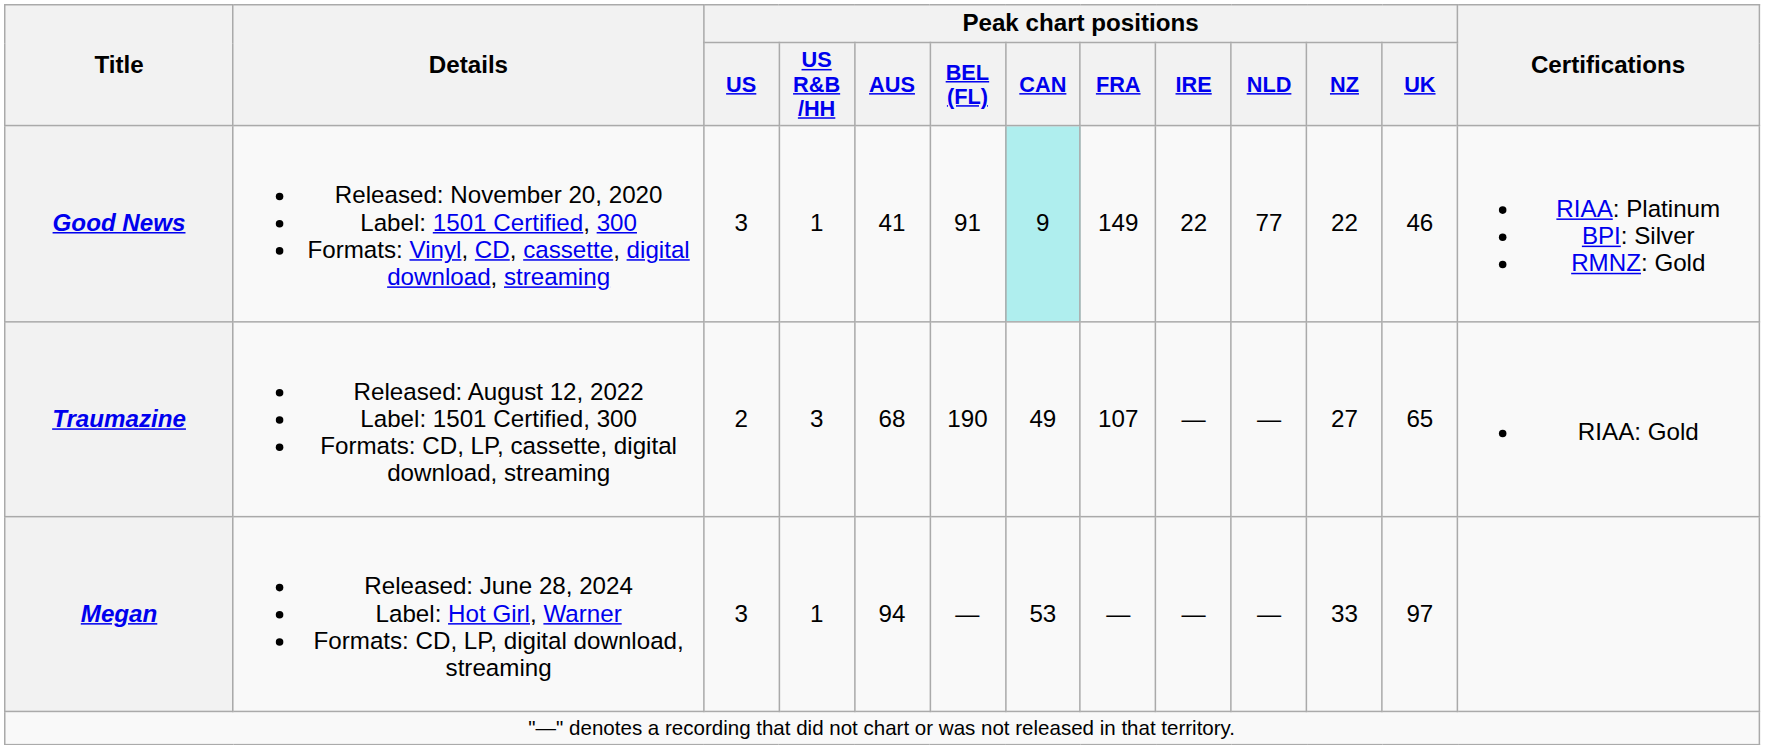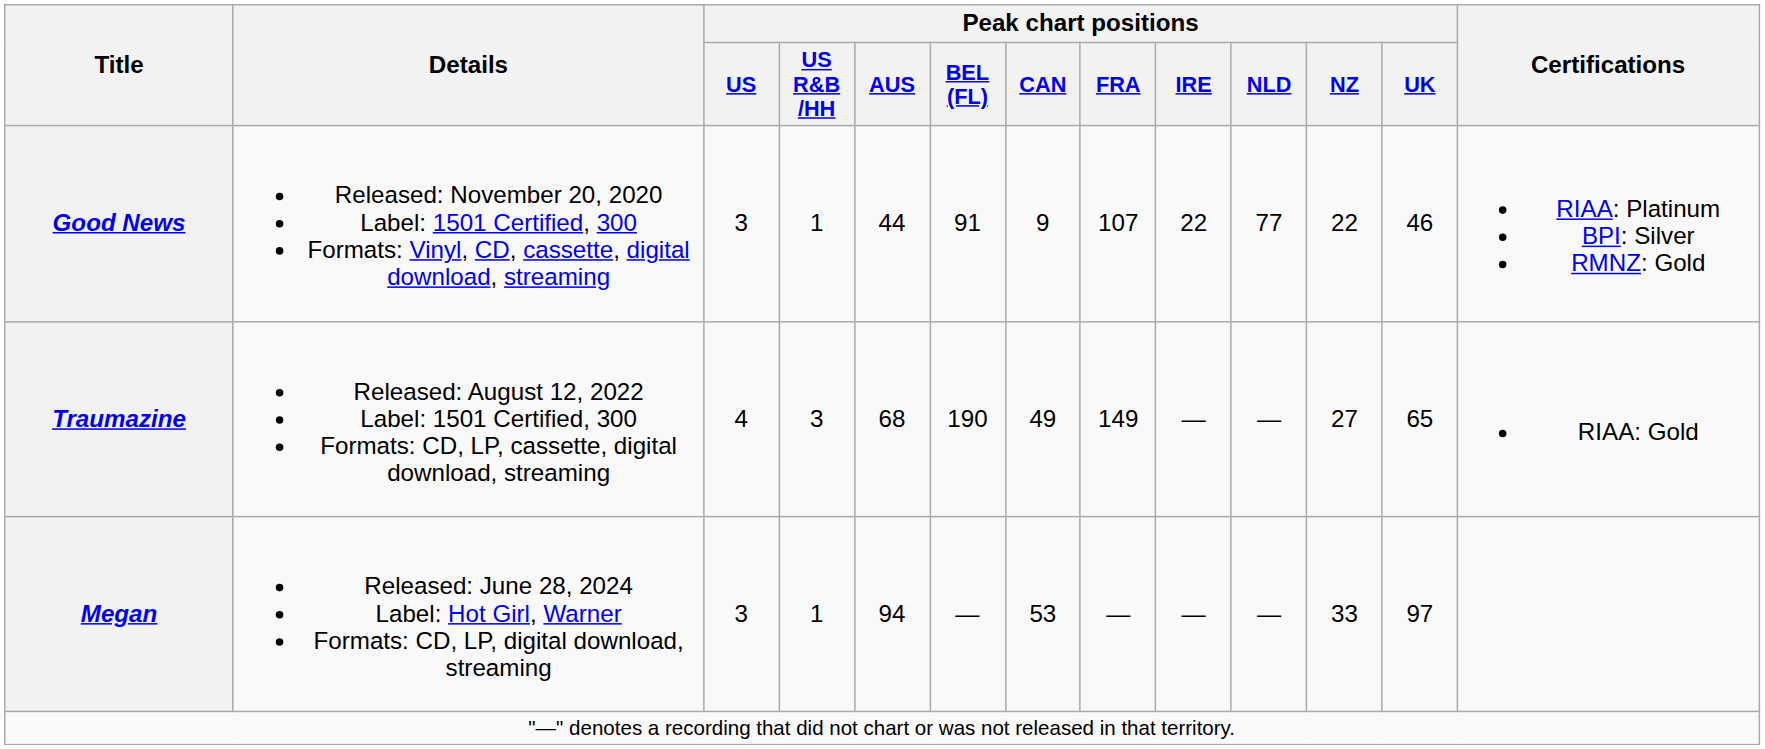(892, 223) 41 -> (892, 223) 44
(1043, 223) paleturquoise background -> (1043, 223) no background
(1118, 223) 149 -> (1118, 223) 107
(741, 418) 2 -> (741, 418) 4
(1118, 418) 107 -> (1118, 418) 149
